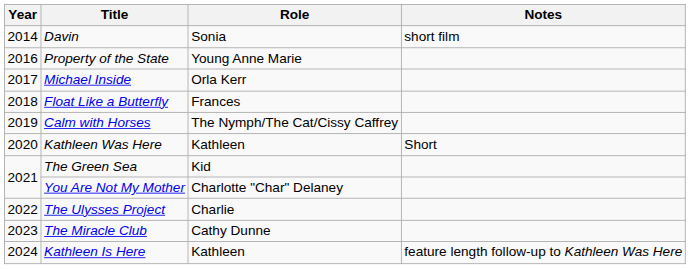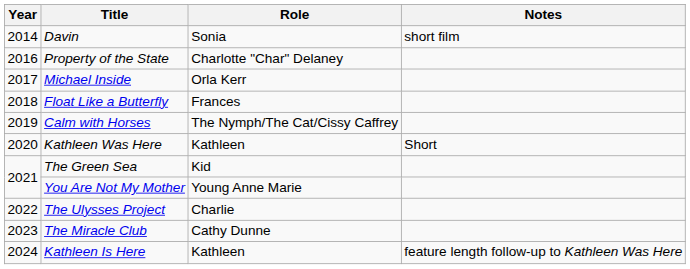(247, 58) Young Anne Marie -> (267, 58) Charlotte "Char" Delaney
(267, 187) Charlotte "Char" Delaney -> (247, 187) Young Anne Marie
